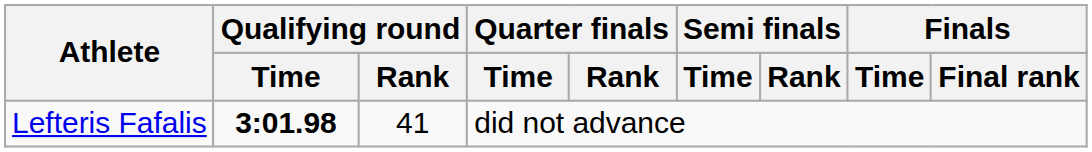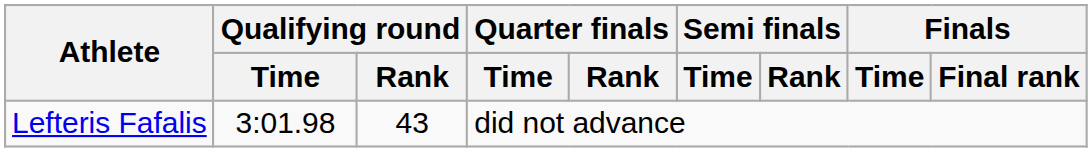(286, 124) bold -> (285, 124) normal
(413, 124) 41 -> (412, 124) 43
